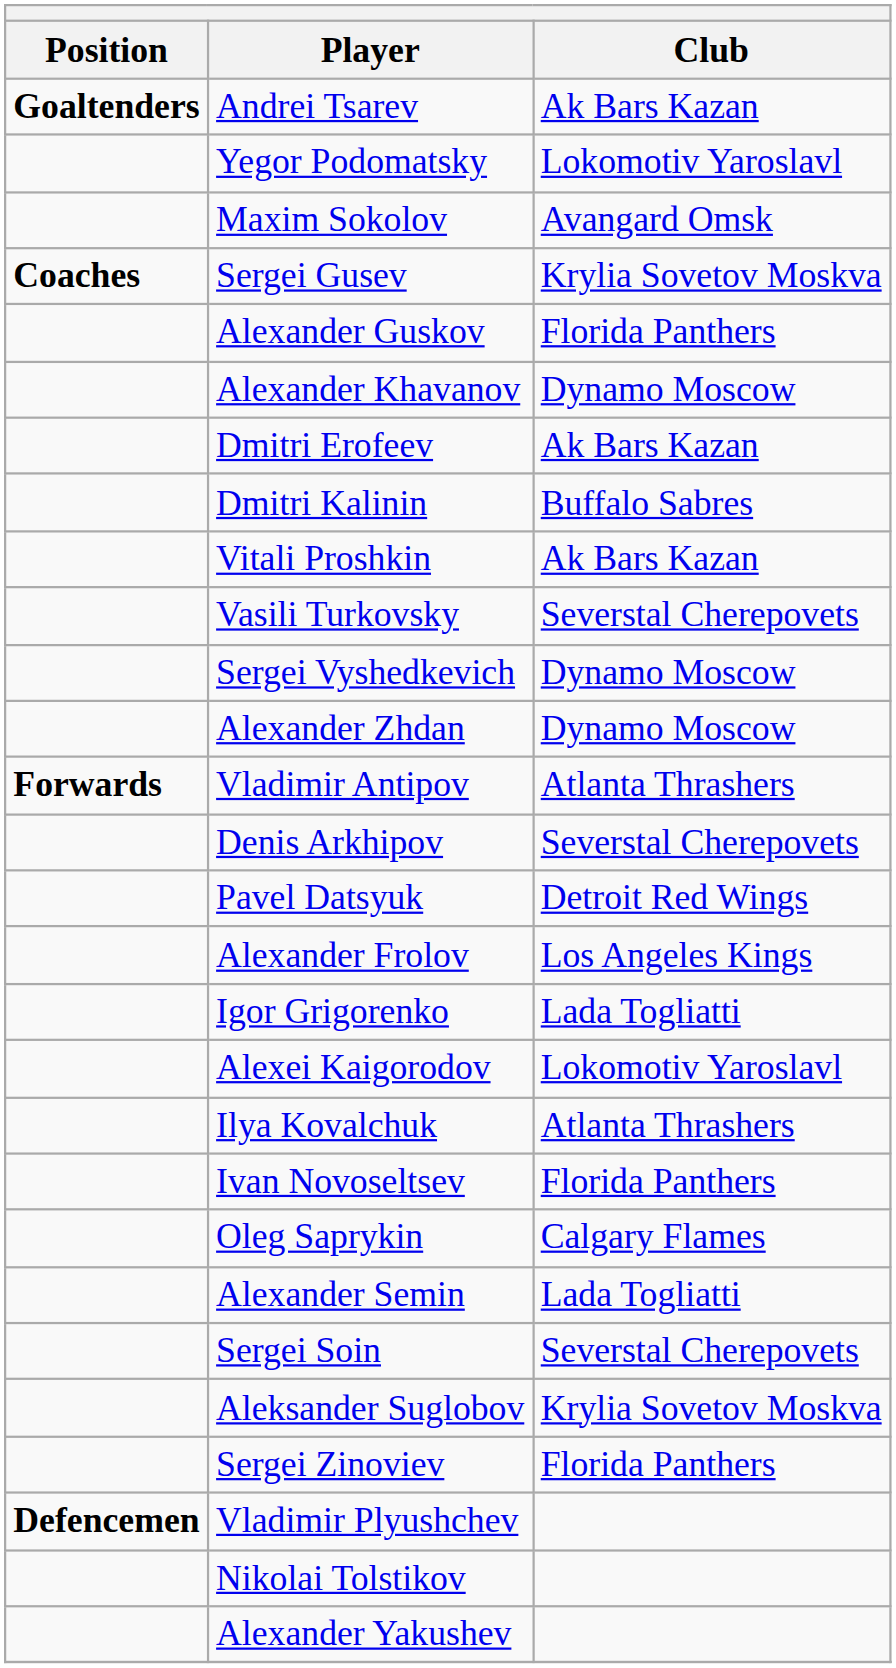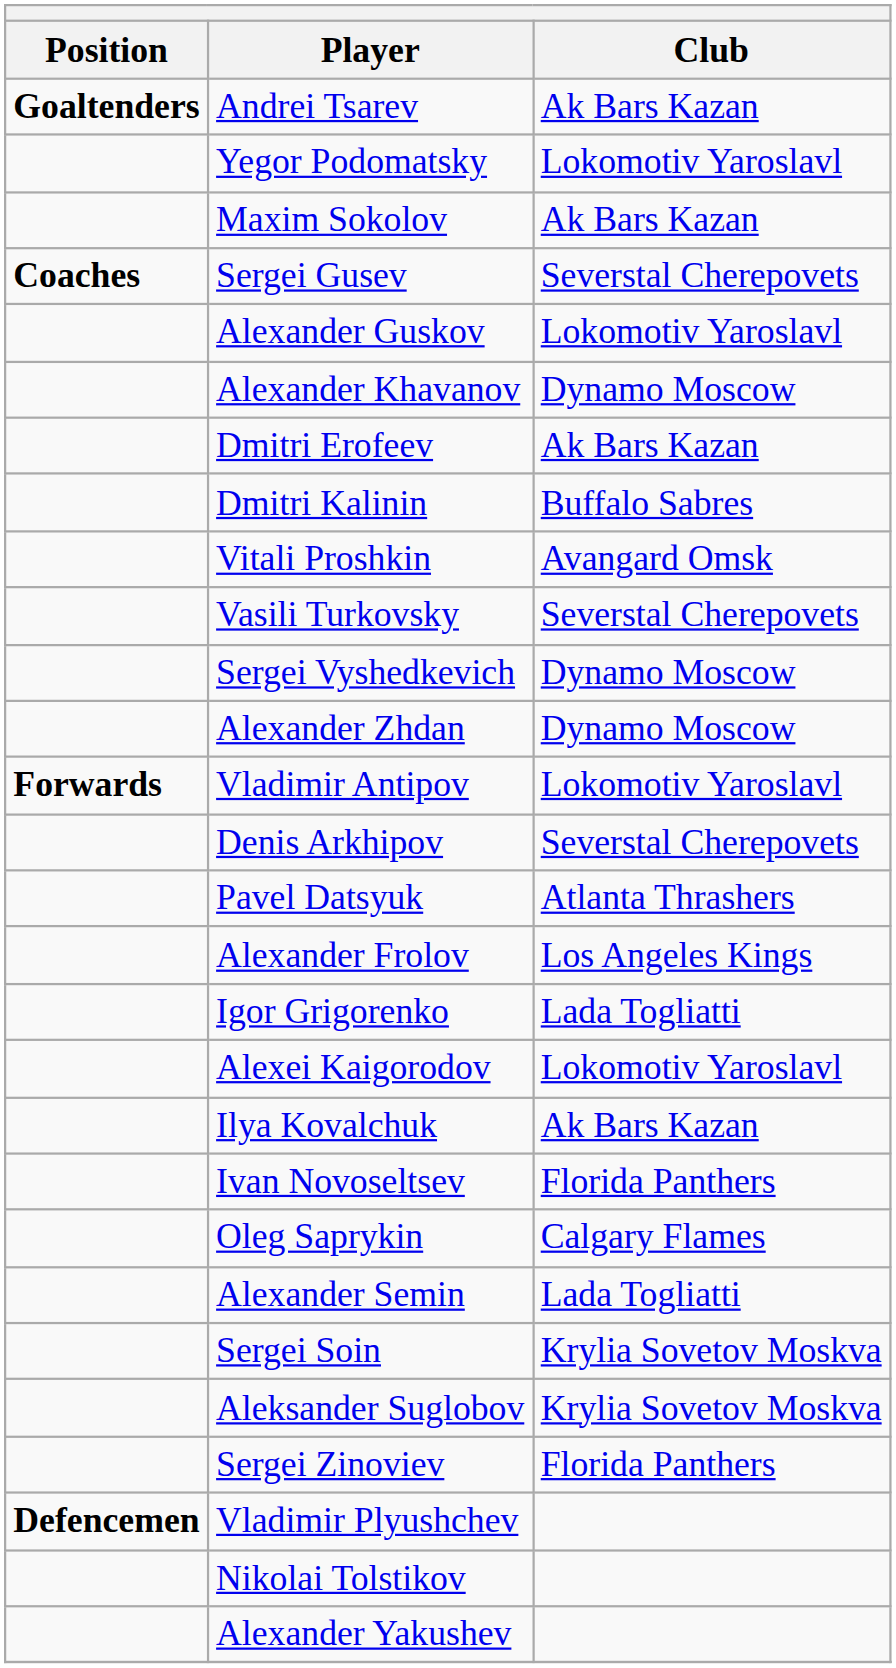(657, 218) Avangard Omsk -> (650, 218) Ak Bars Kazan
(711, 275) Krylia Sovetov Moskva -> (700, 275) Severstal Cherepovets
(658, 332) Florida Panthers -> (691, 332) Lokomotiv Yaroslavl
(650, 558) Ak Bars Kazan -> (657, 558) Avangard Omsk
(668, 784) Atlanta Thrashers -> (691, 784) Lokomotiv Yaroslavl
(674, 898) Detroit Red Wings -> (668, 898) Atlanta Thrashers
(668, 1124) Atlanta Thrashers -> (650, 1124) Ak Bars Kazan
(700, 1350) Severstal Cherepovets -> (711, 1350) Krylia Sovetov Moskva
